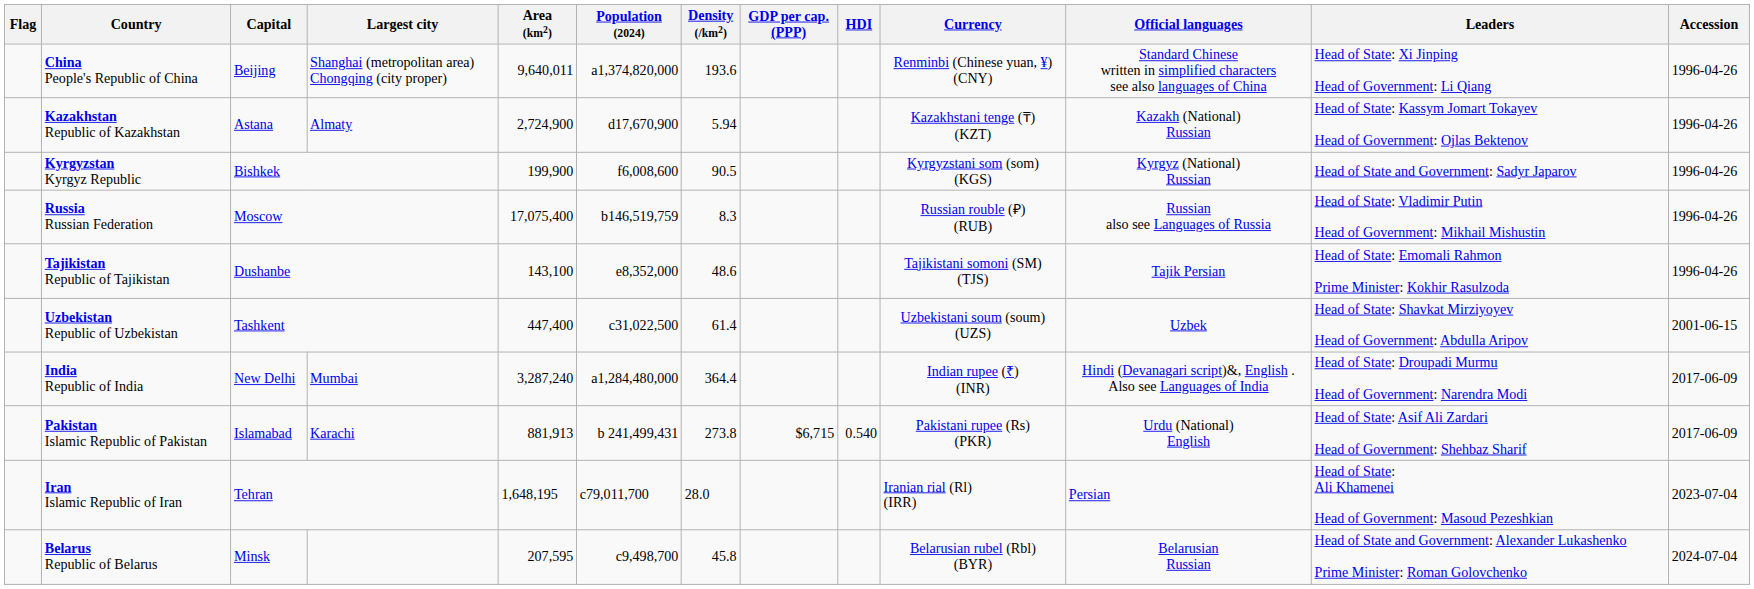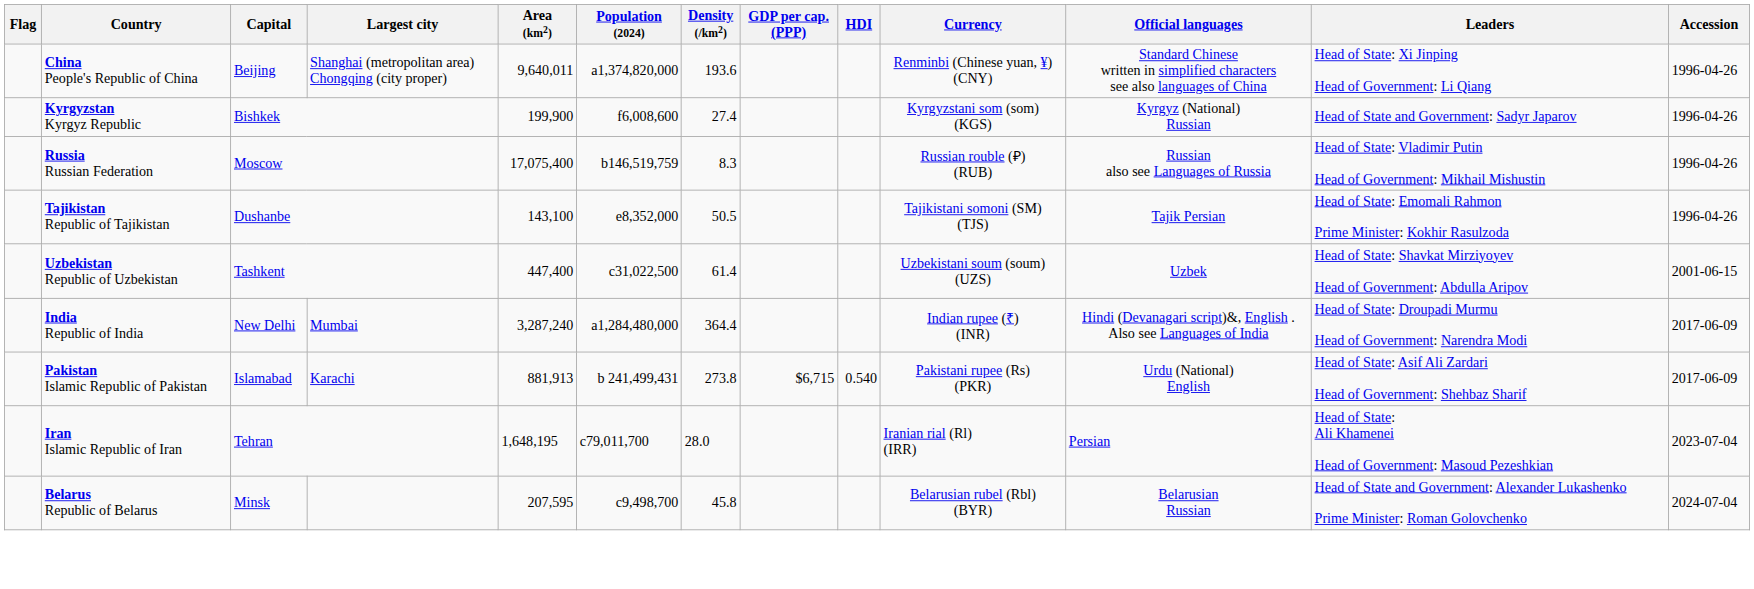- row: (112, 124)
(724, 171) 90.5 -> (724, 117) 27.4
(724, 271) 48.6 -> (724, 217) 50.5
